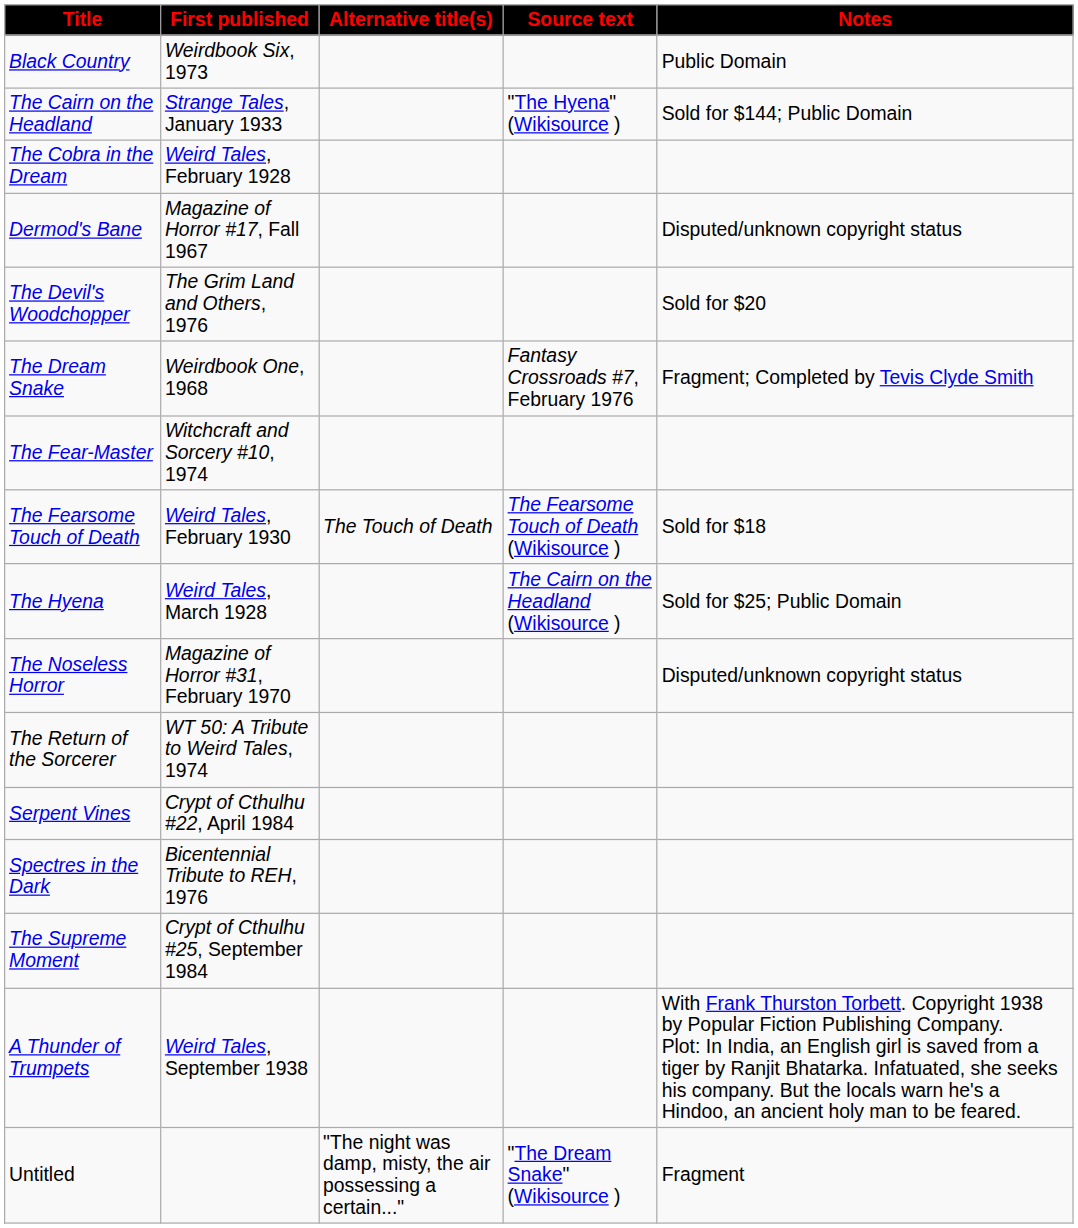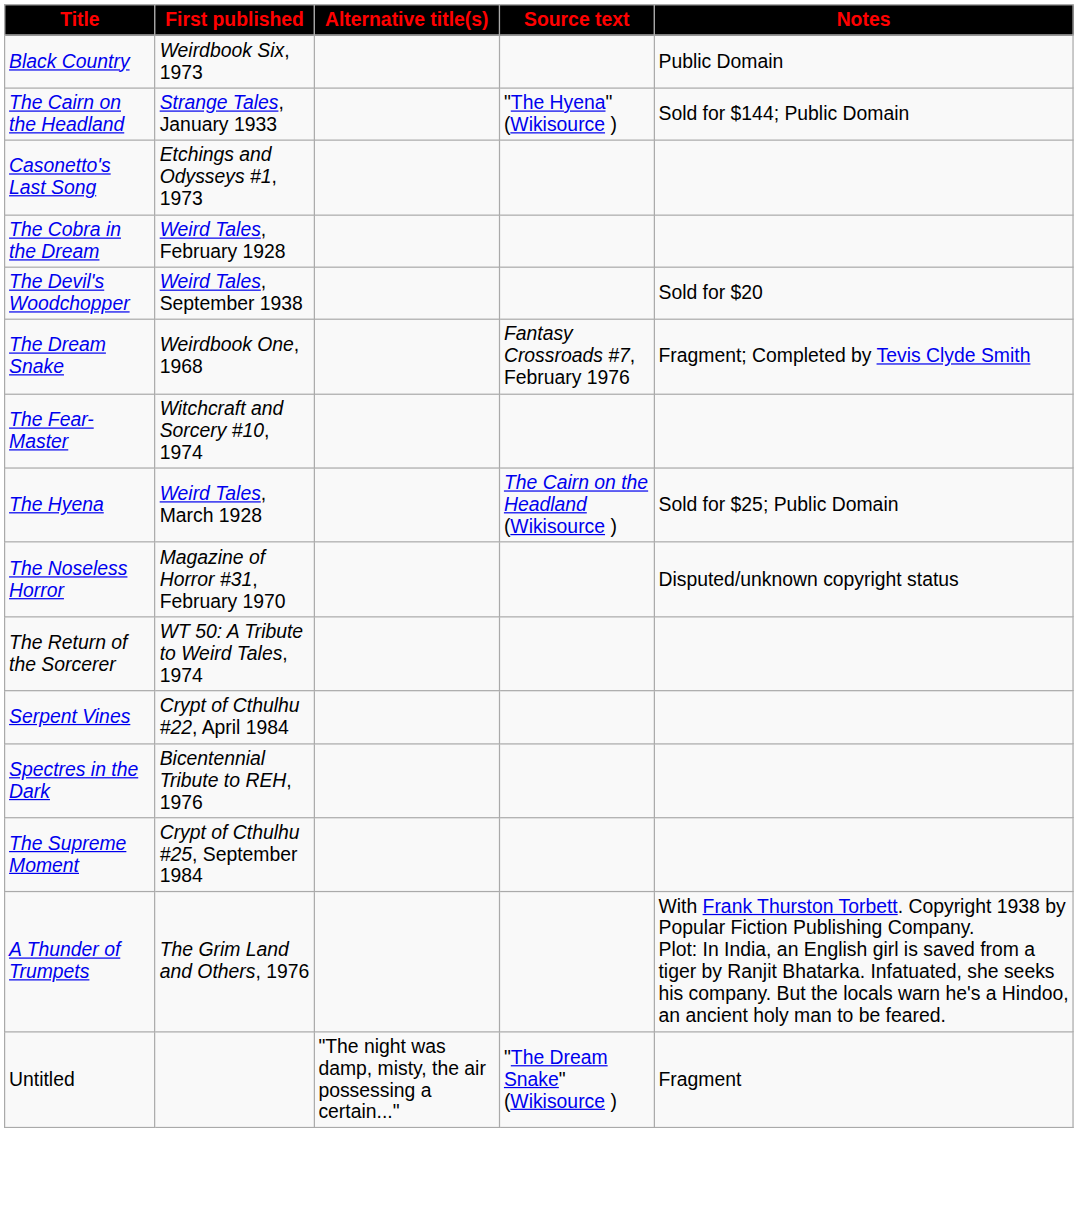+ row: (60, 177)
- row: (75, 229)
(229, 304) The Grim Land and Others, 1976 -> (231, 293) Weird Tales, September 1938
- row: (74, 526)
(236, 1057) Weird Tales, September 1938 -> (234, 961) The Grim Land and Others, 1976
